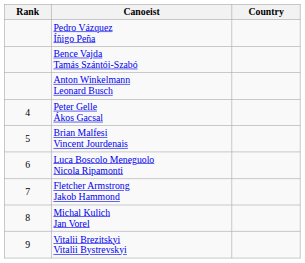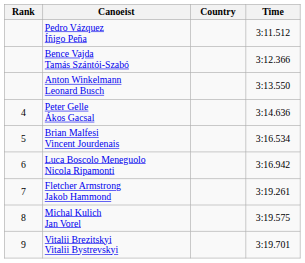+ column: (273, 12)
